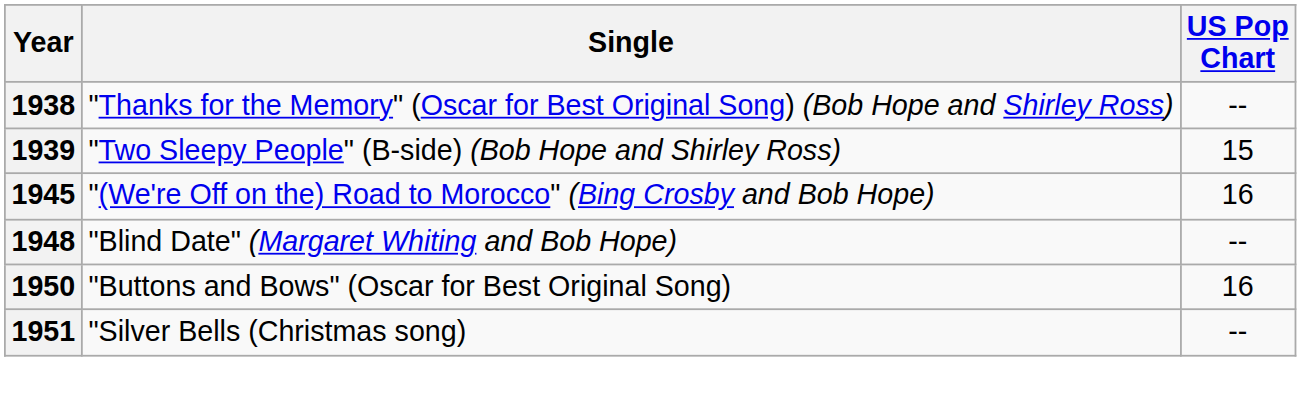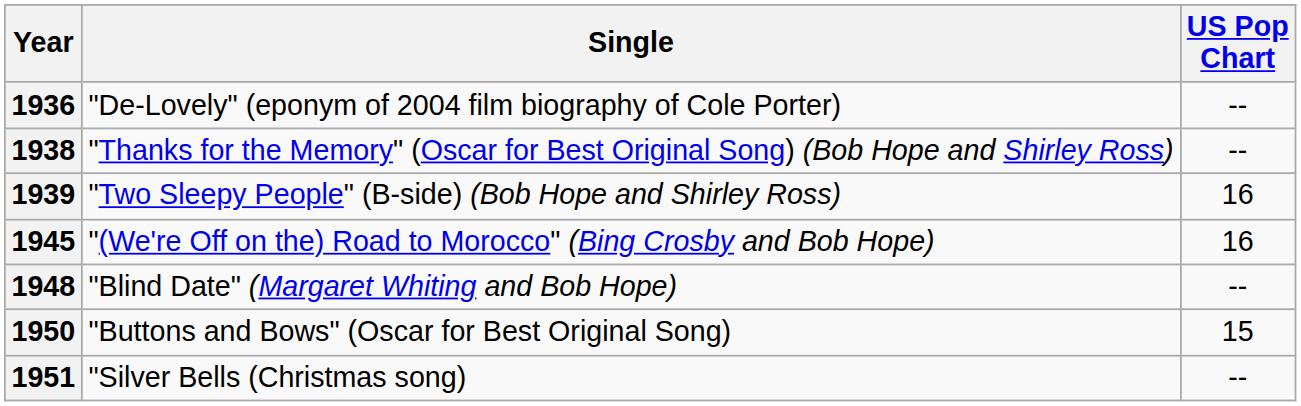+ row: (43, 104)
(1238, 150) 15 -> (1238, 195) 16
(1238, 286) 16 -> (1238, 331) 15
